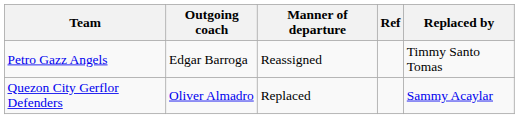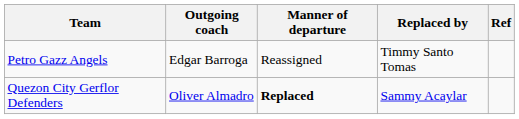columns swapped: (459, 22) <-> (391, 22)
(286, 95) normal -> (287, 95) bold
